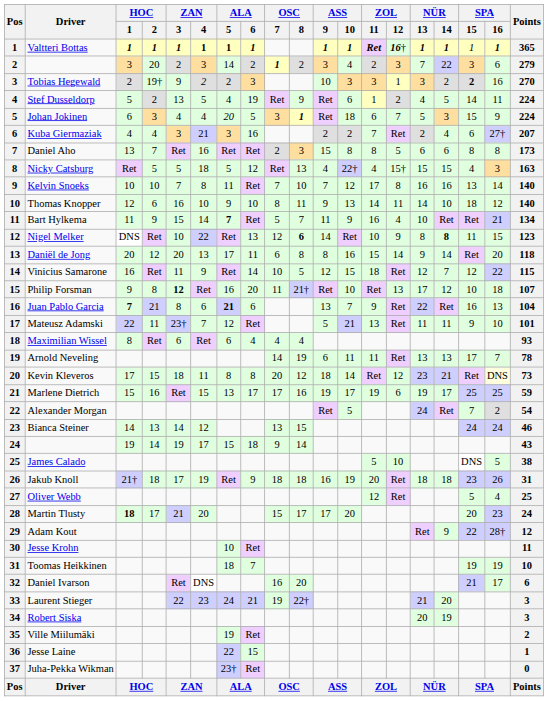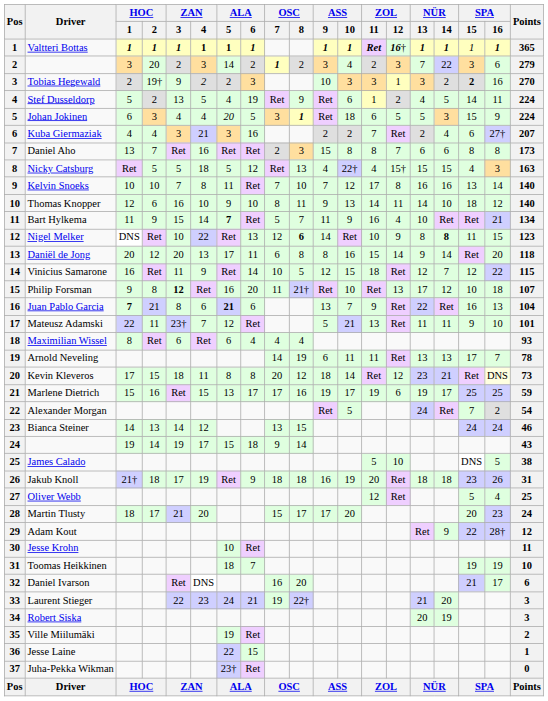(398, 116) 7 -> (398, 116) 5
(398, 150) 5 -> (398, 150) 7
(129, 513) bold -> (129, 513) normal
